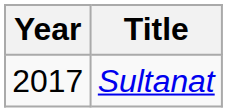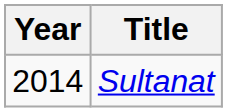(48, 80) 2017 -> (48, 80) 2014
